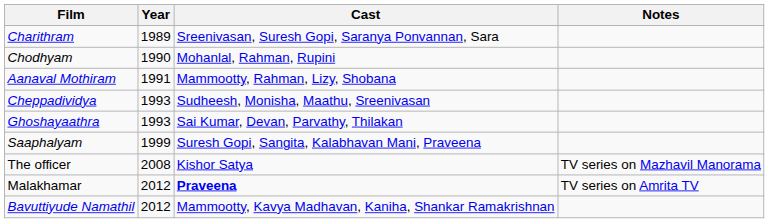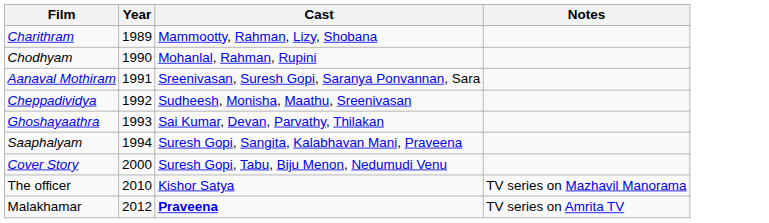(338, 36) Sreenivasan, Suresh Gopi, Saranya Ponvannan, Sara -> (268, 36) Mammootty, Rahman, Lizy, Shobana
(286, 79) Mammootty, Rahman, Lizy, Shobana -> (319, 79) Sreenivasan, Suresh Gopi, Saranya Ponvannan, Sara
(156, 100) 1993 -> (137, 100) 1992
(156, 143) 1999 -> (137, 143) 1994
+ row: (43, 164)
(156, 164) 2008 -> (137, 185) 2010
- row: (71, 206)
